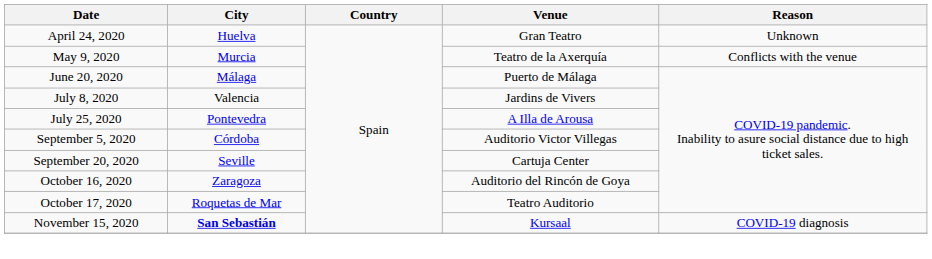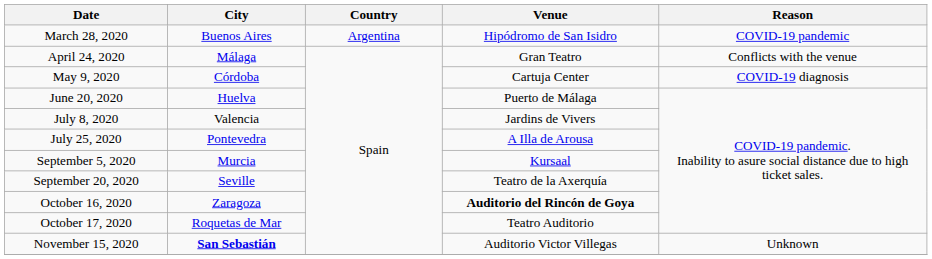+ row: (86, 35)
(237, 35) Huelva -> (237, 56) Málaga
(793, 35) Unknown -> (793, 56) Conflicts with the venue
(237, 56) Murcia -> (237, 77) Córdoba
(550, 56) Teatro de la Axerquía -> (550, 77) Cartuja Center
(793, 56) Conflicts with the venue -> (793, 77) COVID-19 diagnosis
(237, 77) Málaga -> (237, 98) Huelva
(237, 139) Córdoba -> (237, 160) Murcia
(550, 139) Auditorio Victor Villegas -> (550, 160) Kursaal
(550, 160) Cartuja Center -> (550, 181) Teatro de la Axerquía
(550, 181) normal -> (550, 202) bold
(550, 222) Kursaal -> (550, 243) Auditorio Victor Villegas
(793, 222) COVID-19 diagnosis -> (793, 243) Unknown
